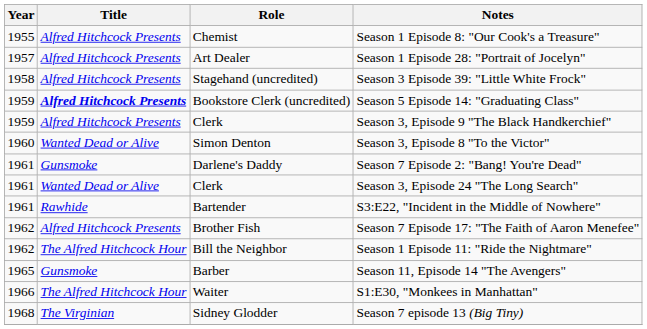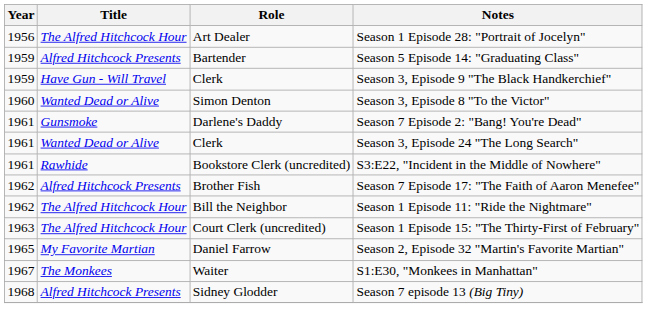- row: (478, 36)
(21, 57) 1957 -> (21, 36) 1956
(111, 57) Alfred Hitchcock Presents -> (114, 36) The Alfred Hitchcock Hour
- row: (471, 79)
(113, 100) bold -> (111, 57) normal
(271, 100) Bookstore Clerk (uncredited) -> (219, 57) Bartender
(111, 121) Alfred Hitchcock Presents -> (103, 79) Have Gun - Will Travel
(219, 206) Bartender -> (271, 164) Bookstore Clerk (uncredited)
+ row: (498, 228)
+ row: (490, 249)
- row: (461, 270)
(21, 292) 1966 -> (21, 270) 1967
(114, 292) The Alfred Hitchcock Hour -> (76, 270) The Monkees
(77, 313) The Virginian -> (111, 292) Alfred Hitchcock Presents
